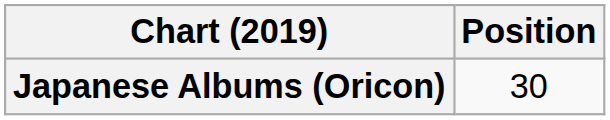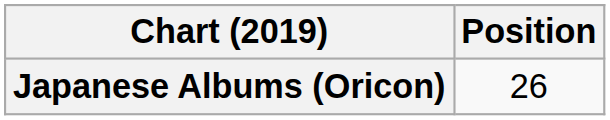(529, 85) 30 -> (529, 85) 26
